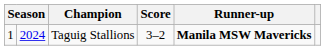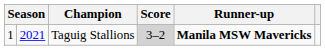(32, 34) 2024 -> (32, 34) 2021
(156, 34) no background -> (156, 34) lightgrey background
